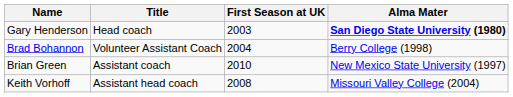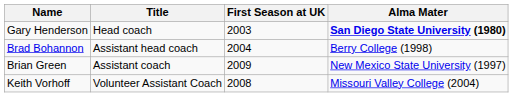(157, 48) Volunteer Assistant Coach -> (145, 48) Assistant head coach
(239, 65) 2010 -> (239, 65) 2009
(145, 83) Assistant head coach -> (157, 83) Volunteer Assistant Coach
